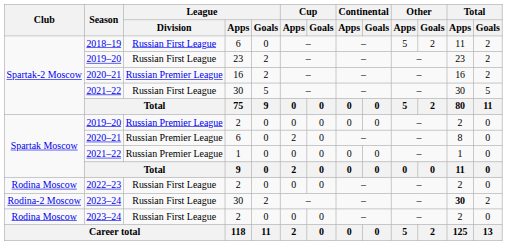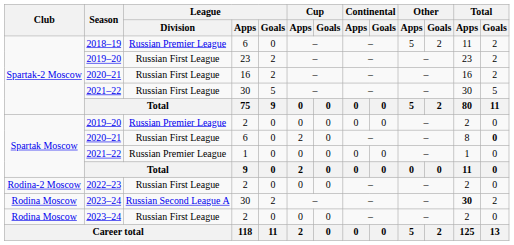(174, 43) Russian First League -> (178, 43) Russian Premier League
(174, 75) Russian Premier League -> (178, 75) Russian First League
(174, 138) Russian Premier League -> (178, 138) Russian First League
(488, 138) normal -> (495, 138) bold
(44, 185) Rodina Moscow -> (44, 185) Rodina-2 Moscow
(44, 201) Rodina-2 Moscow -> (44, 201) Rodina Moscow
(174, 201) Russian First League -> (178, 201) Russian Second League A
